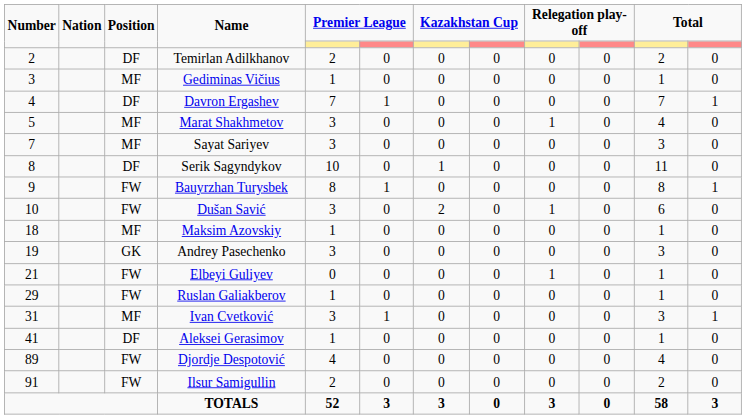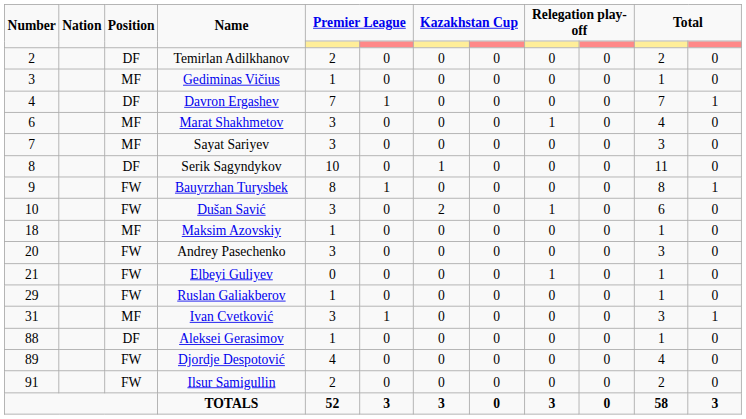(32, 123) 5 -> (32, 123) 6
(32, 252) 19 -> (32, 252) 20
(131, 252) GK -> (131, 252) FW
(32, 338) 41 -> (32, 338) 88
